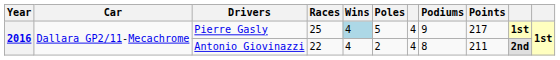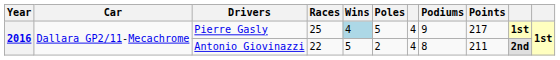(348, 47) 4 -> (348, 47) 5
